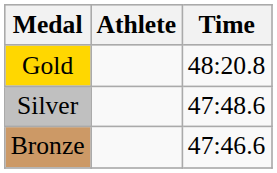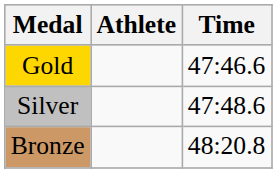(227, 65) 48:20.8 -> (227, 65) 47:46.6
(227, 146) 47:46.6 -> (227, 146) 48:20.8
